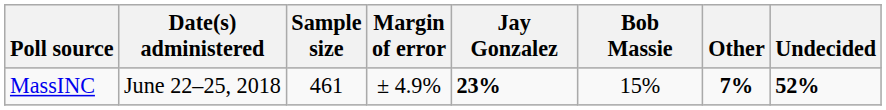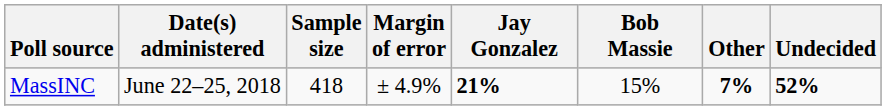(326, 85) 461 -> (326, 85) 418
(479, 85) 23% -> (479, 85) 21%
